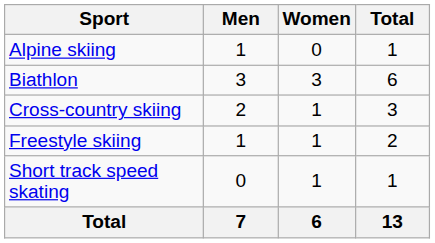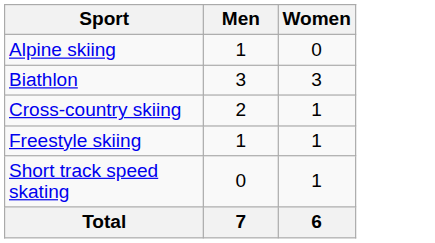- column: (392, 19)
